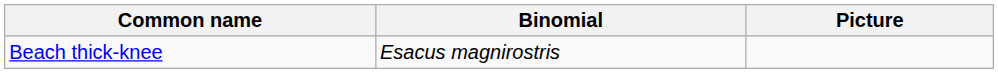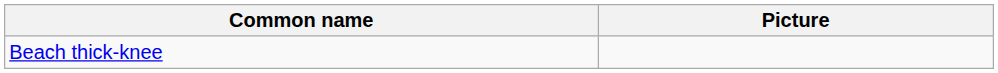- column: (561, 20)
